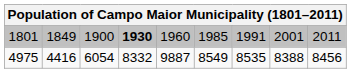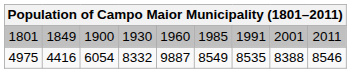(137, 36) bold -> (137, 36) normal
(327, 57) 8456 -> (327, 57) 8546
